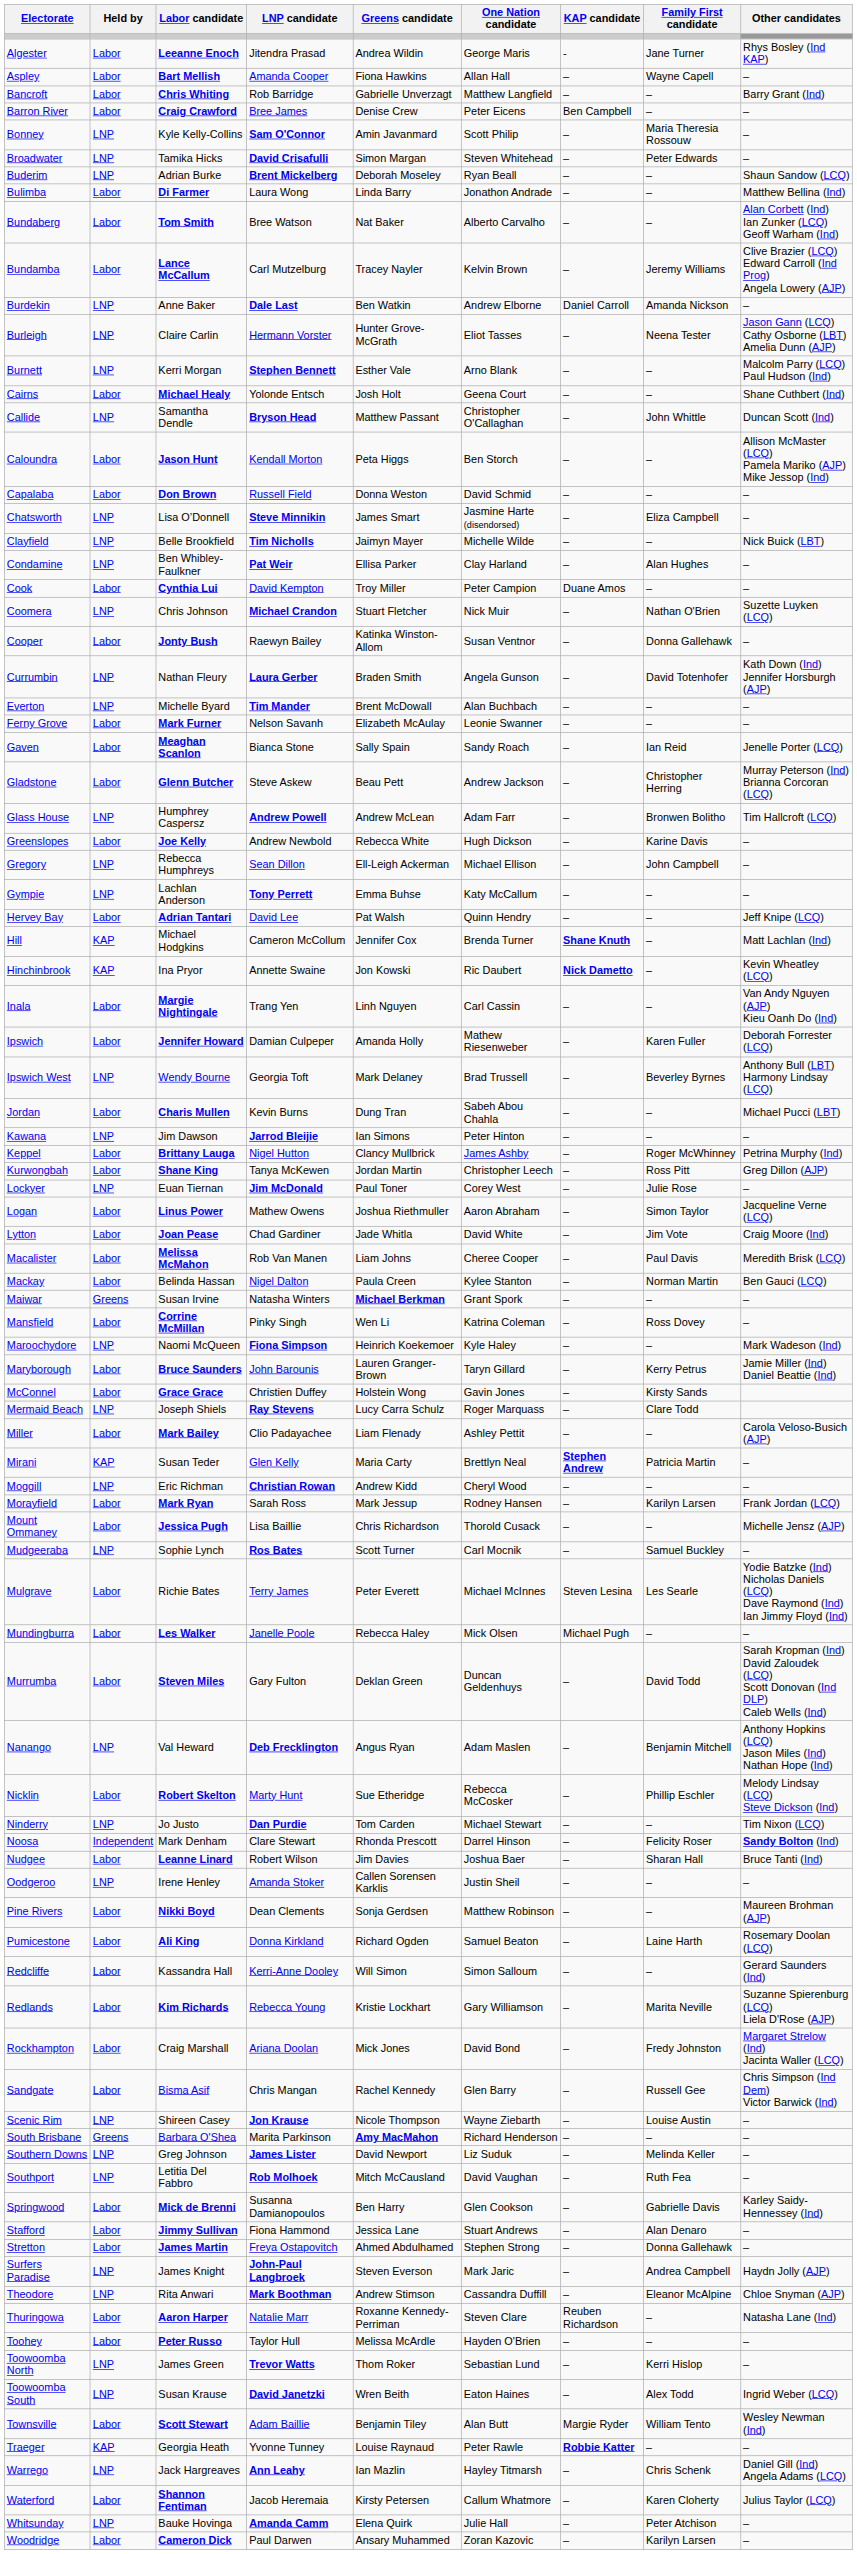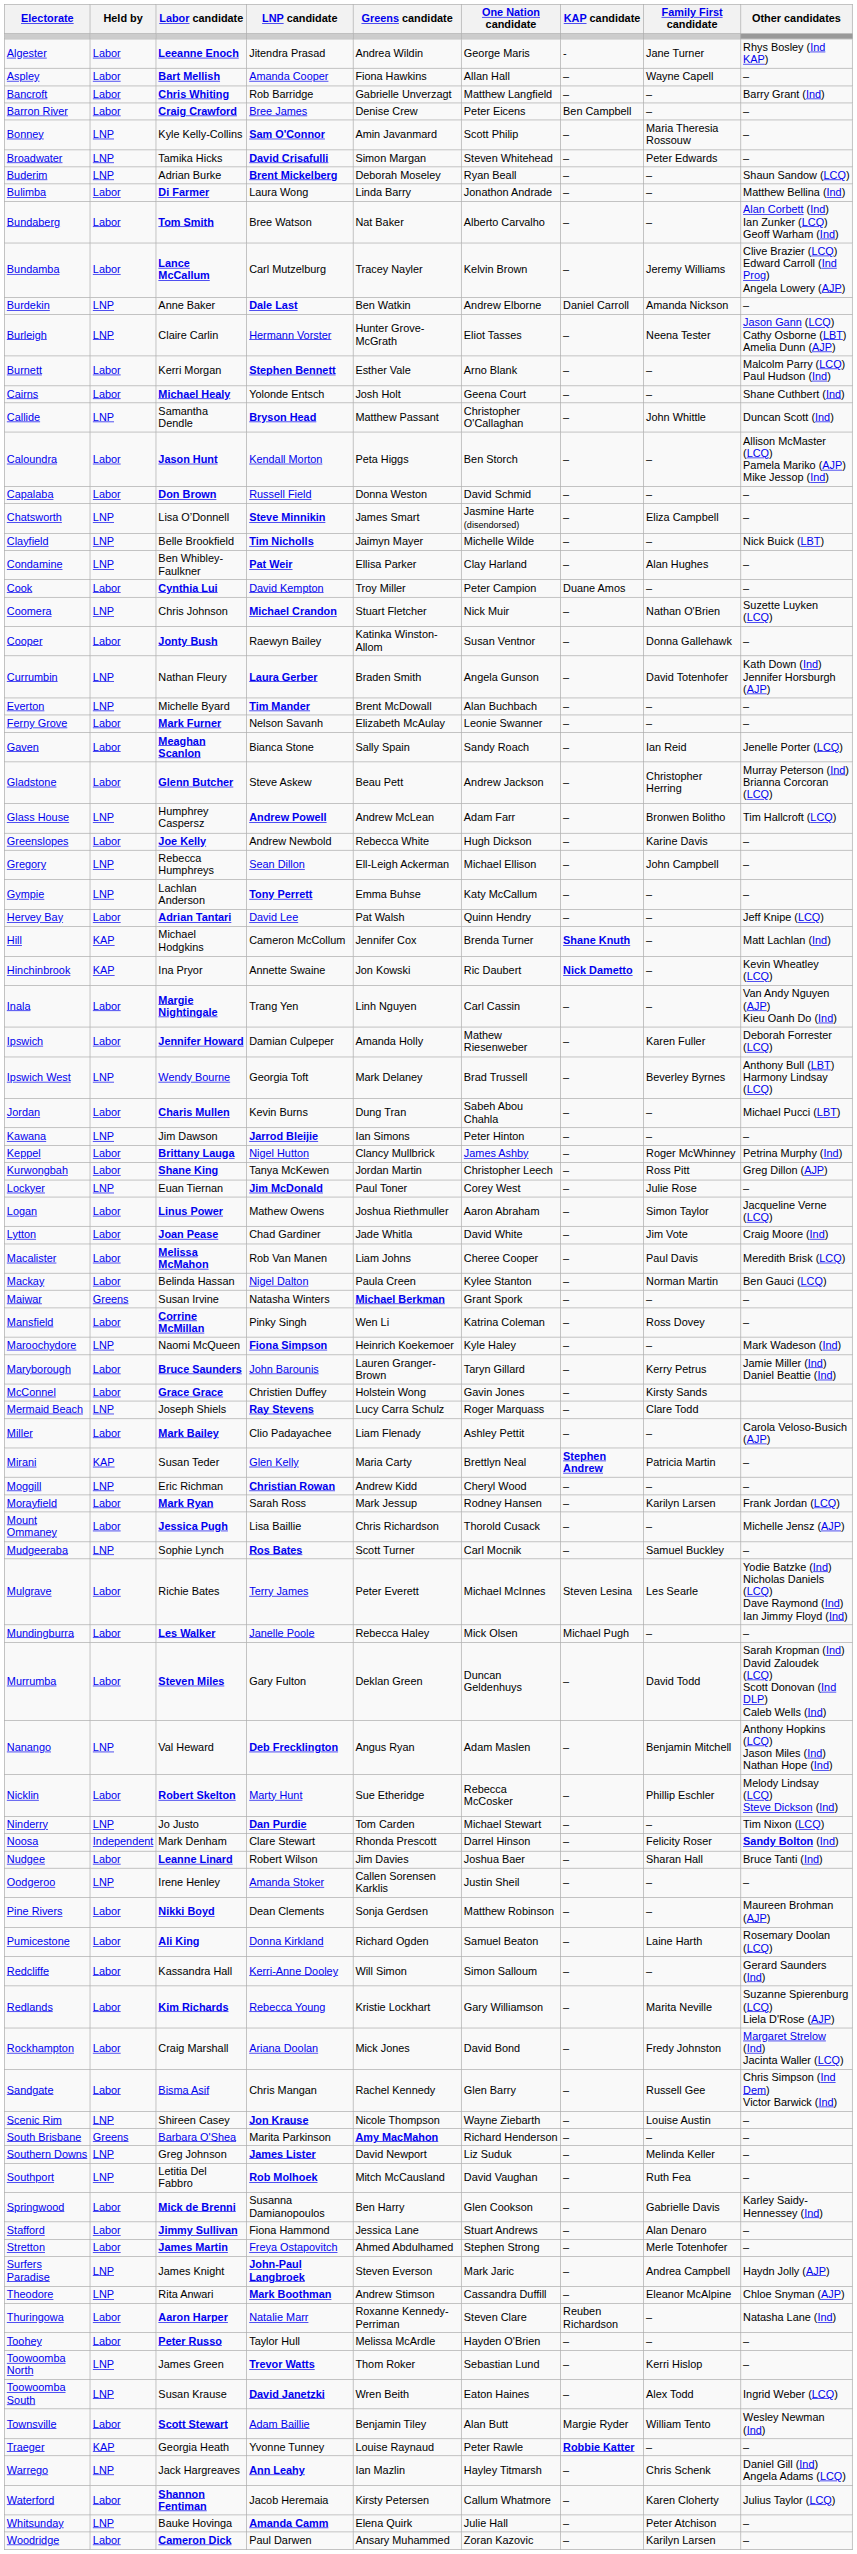(103, 370) LNP -> (107, 370) Labor
(689, 2248) Donna Gallehawk -> (687, 2248) Merle Totenhofer
